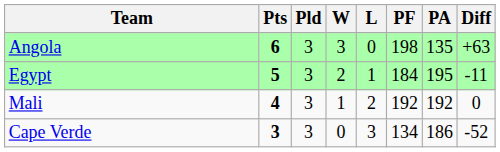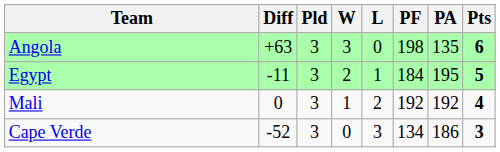columns swapped: (275, 18) <-> (476, 18)
